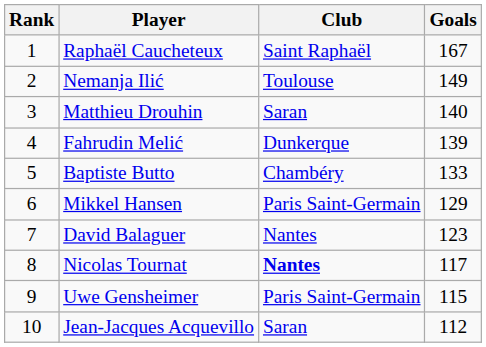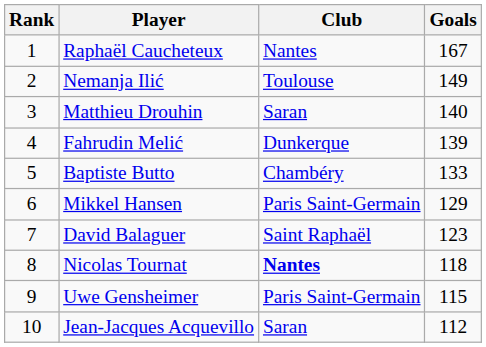(317, 50) Saint Raphaël -> (290, 50) Nantes
(290, 234) Nantes -> (317, 234) Saint Raphaël
(453, 265) 117 -> (453, 265) 118
